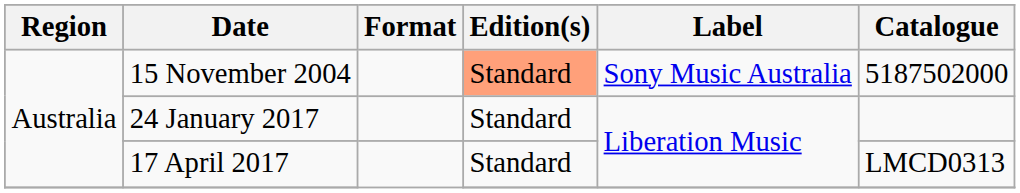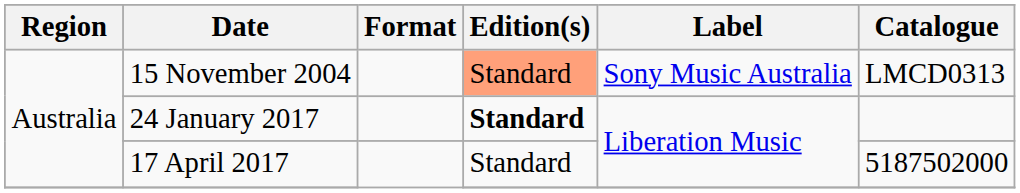(937, 72) 5187502000 -> (935, 72) LMCD0313
(520, 118) normal -> (527, 118) bold
(935, 163) LMCD0313 -> (937, 163) 5187502000
